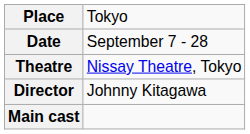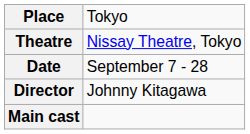rows swapped: (44, 41) <-> (44, 66)
